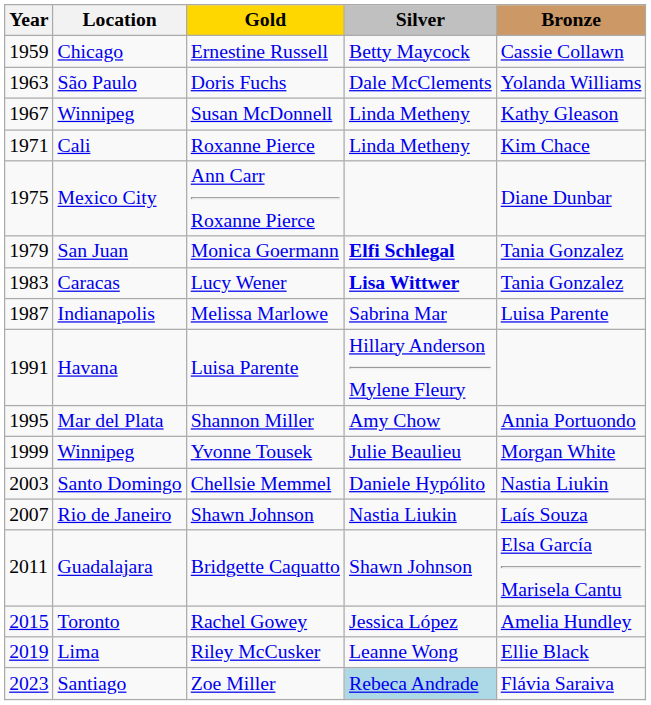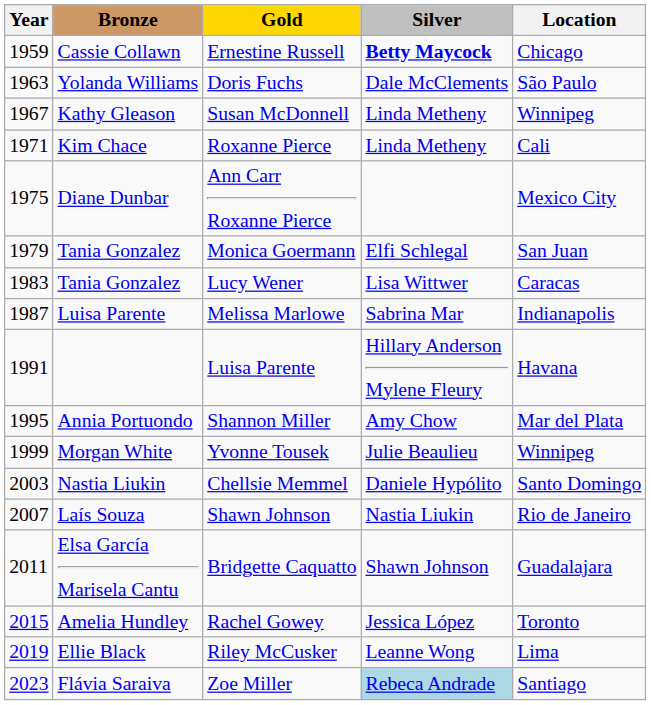columns swapped: (120, 20) <-> (571, 20)
(409, 51) normal -> (429, 51) bold
(402, 251) bold -> (417, 251) normal
(404, 282) bold -> (417, 282) normal
